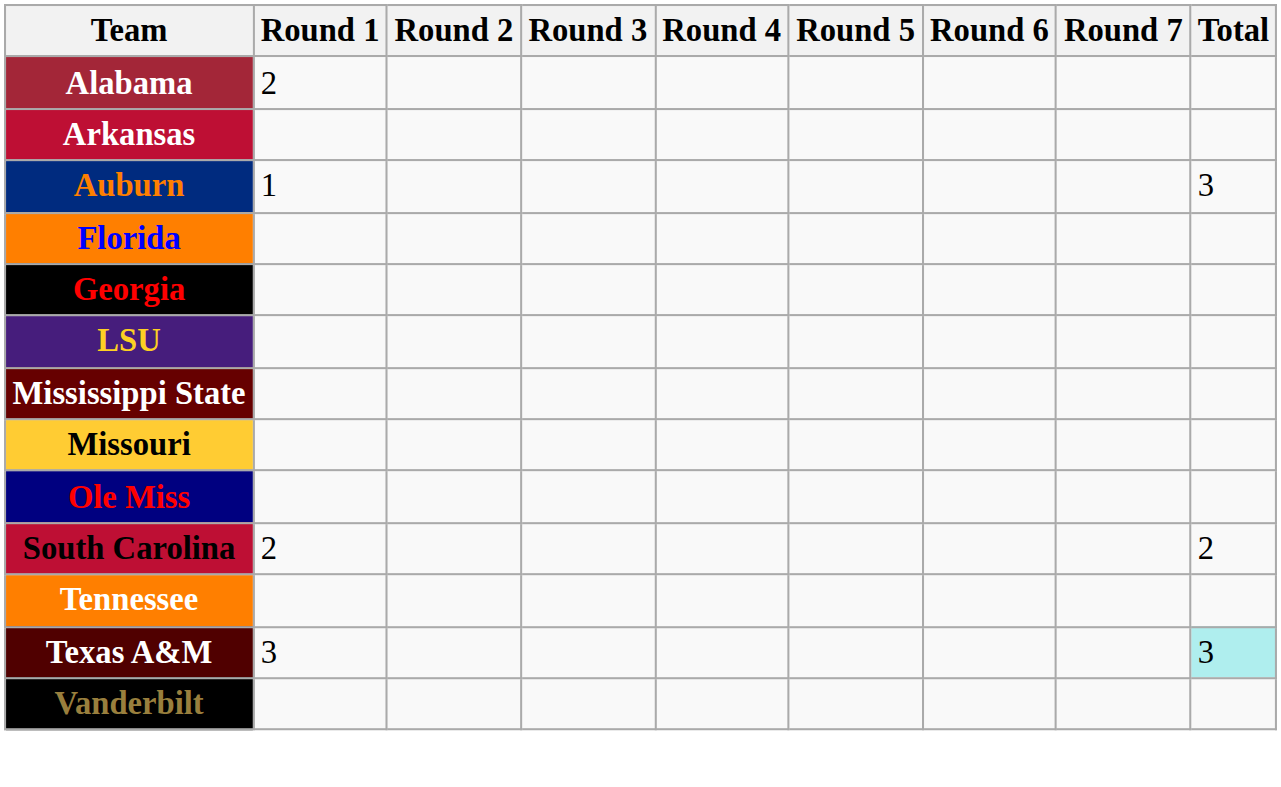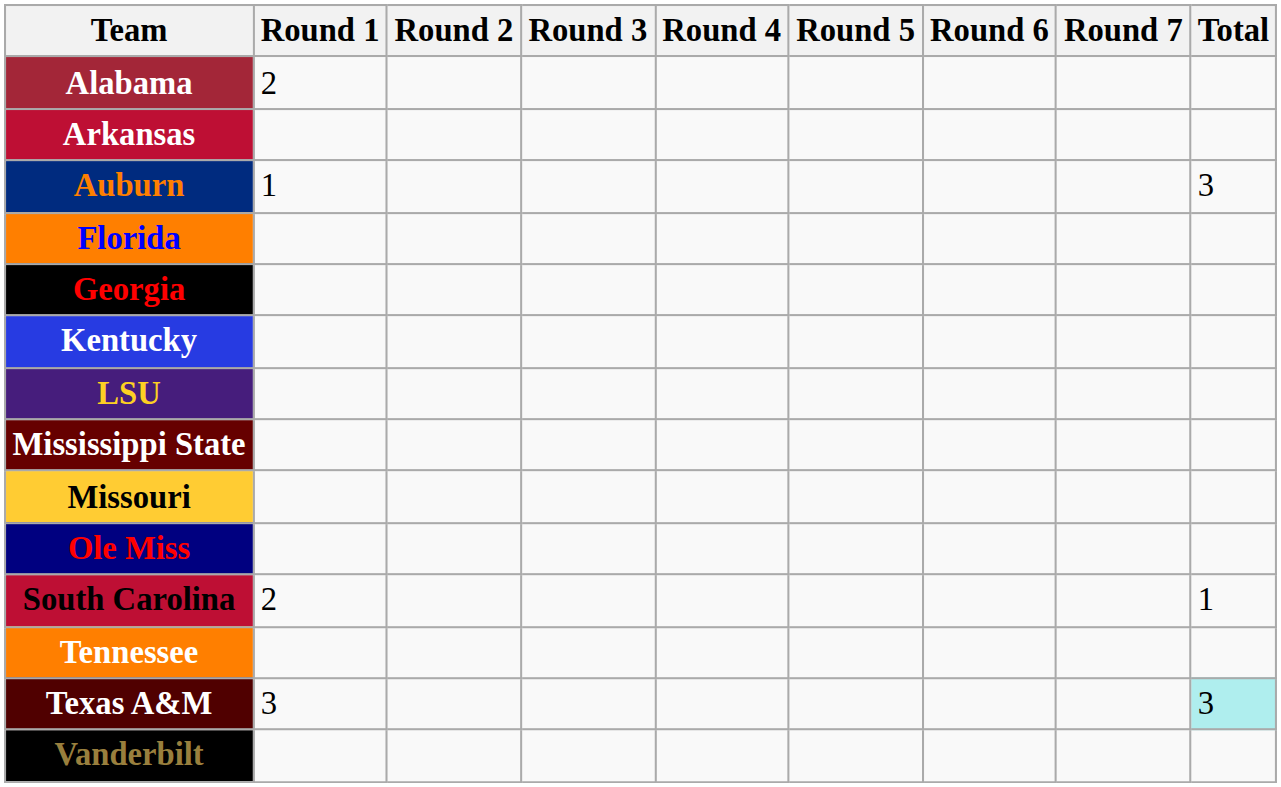+ row: (129, 340)
(1206, 548) 2 -> (1206, 599) 1
